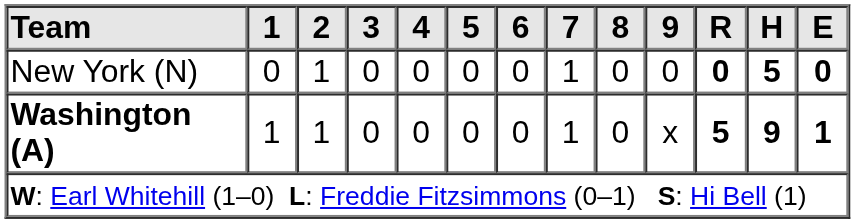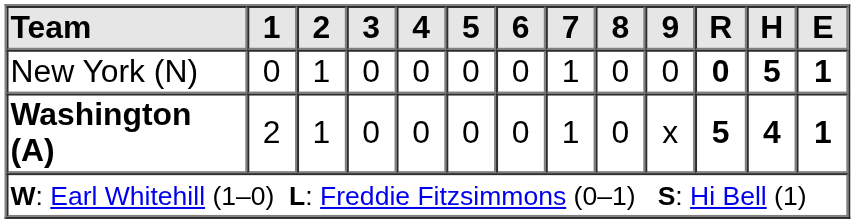(823, 71) 0 -> (823, 71) 1
(271, 132) 1 -> (271, 132) 2
(772, 132) 9 -> (772, 132) 4
